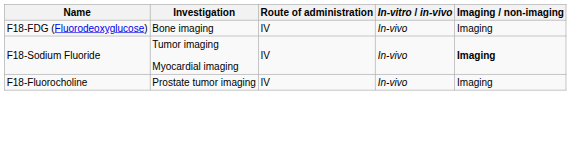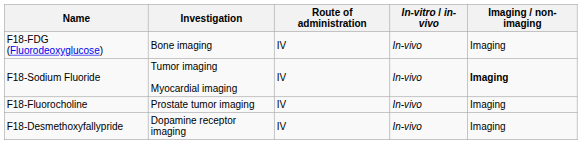+ row: (65, 126)
